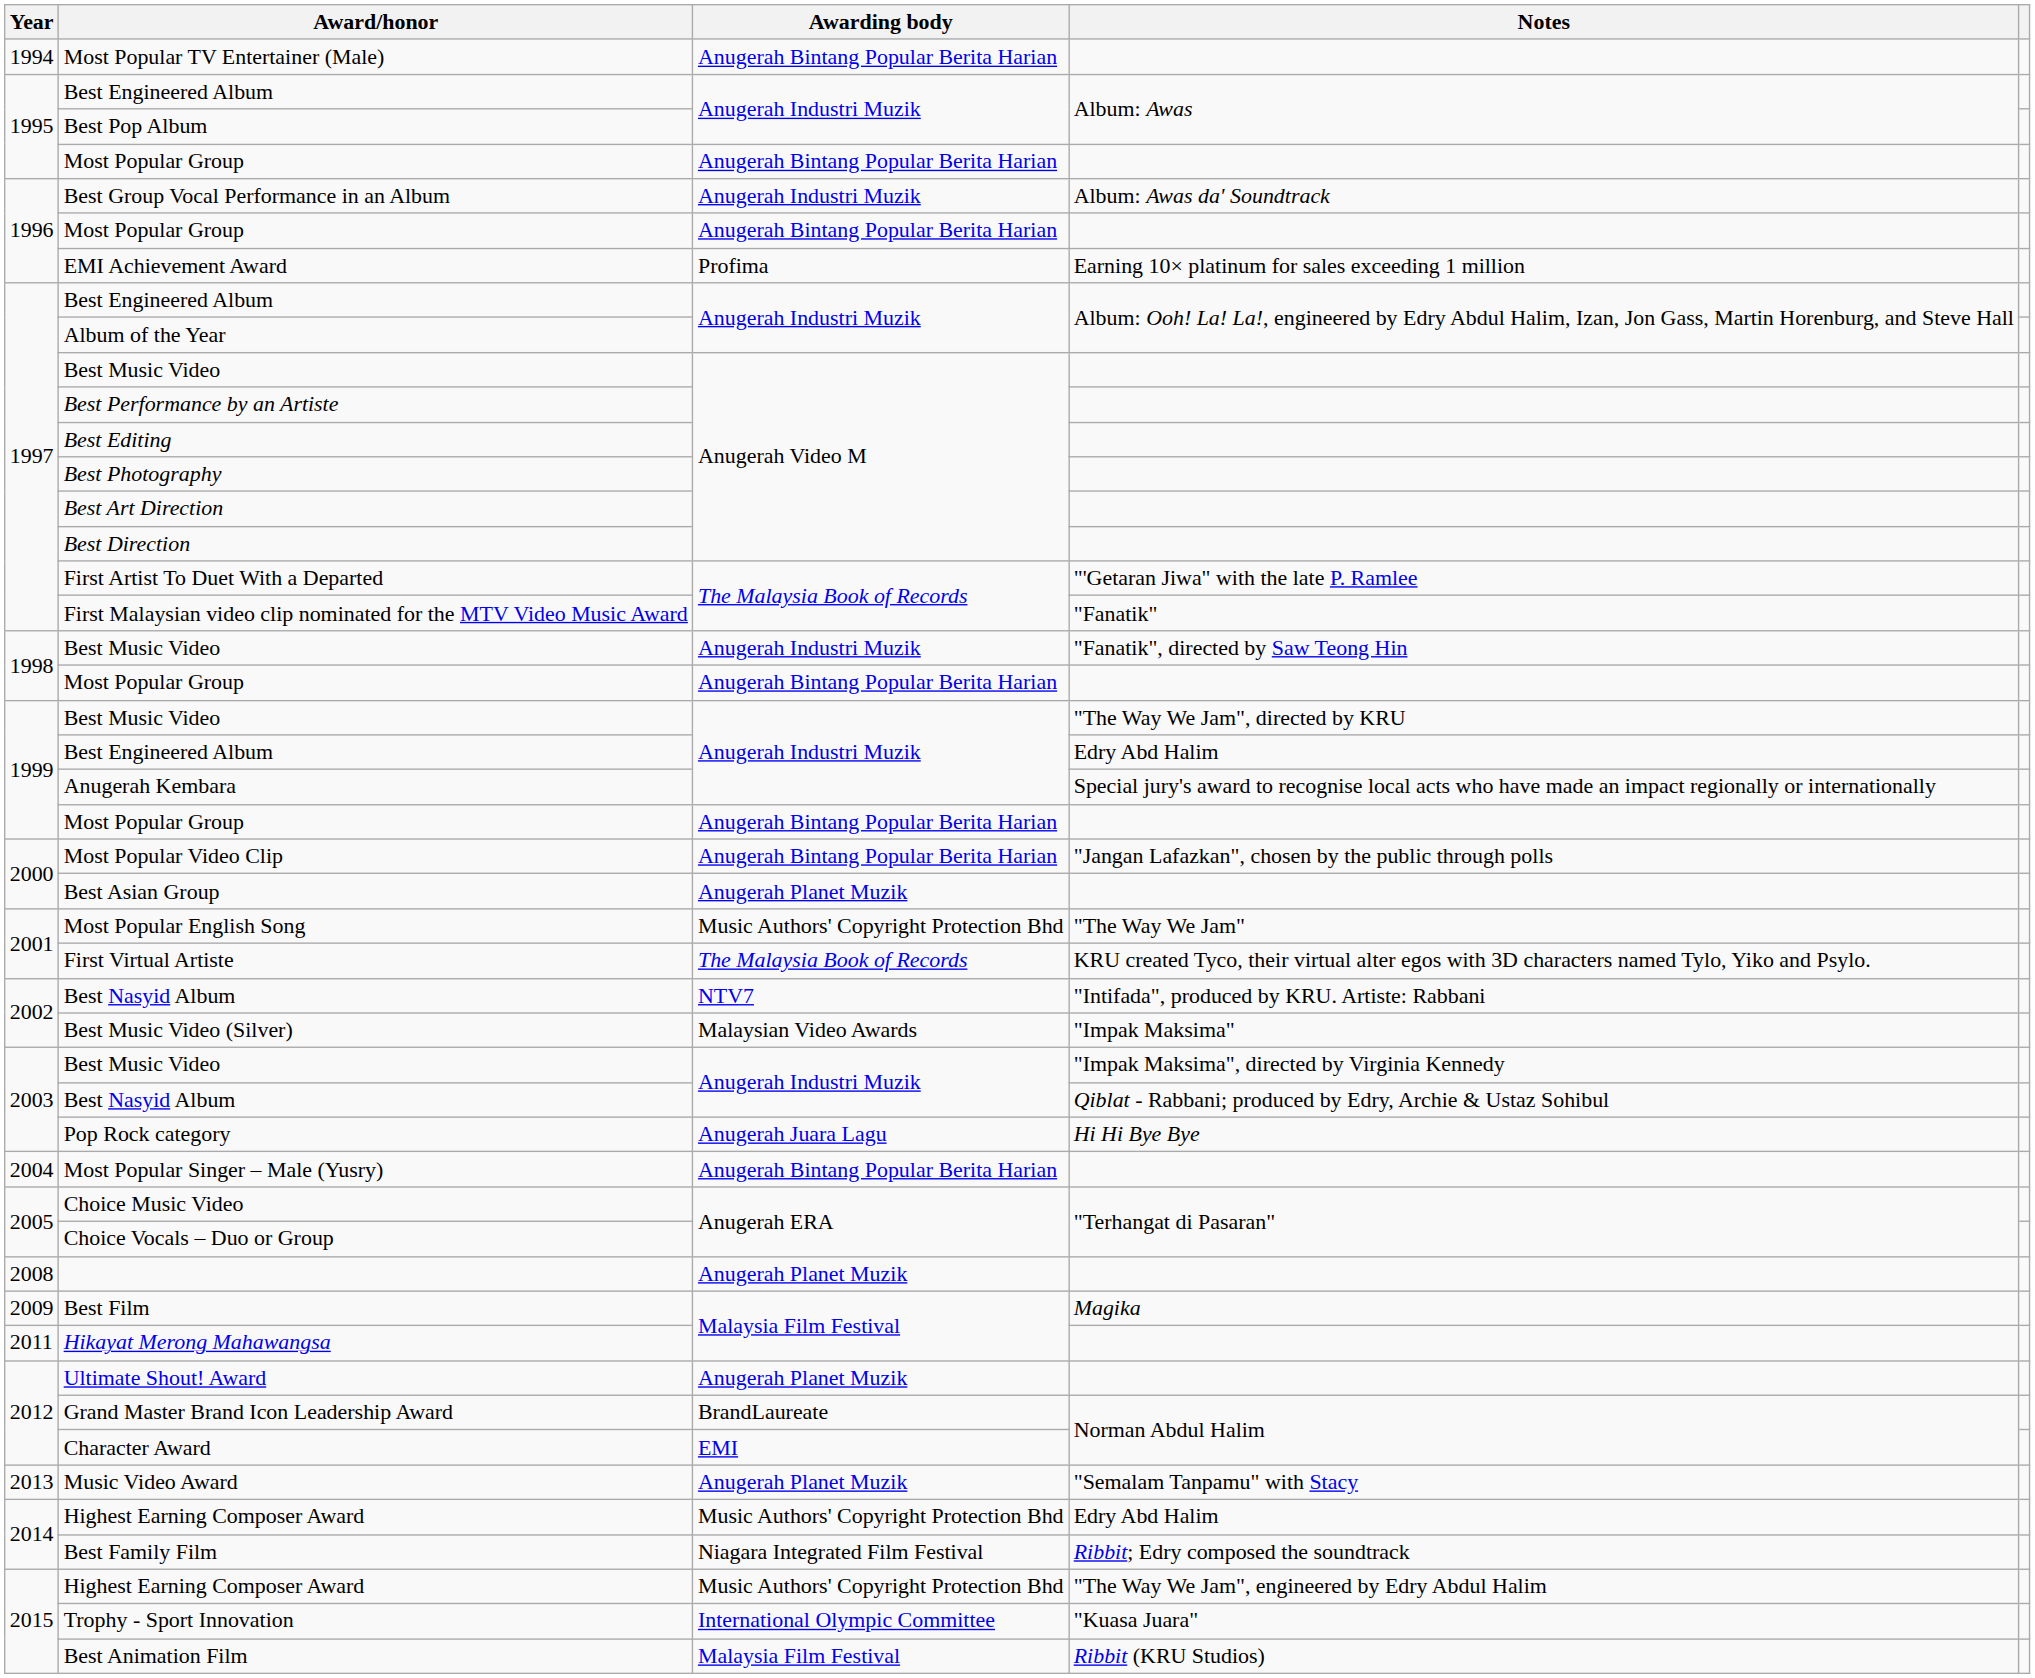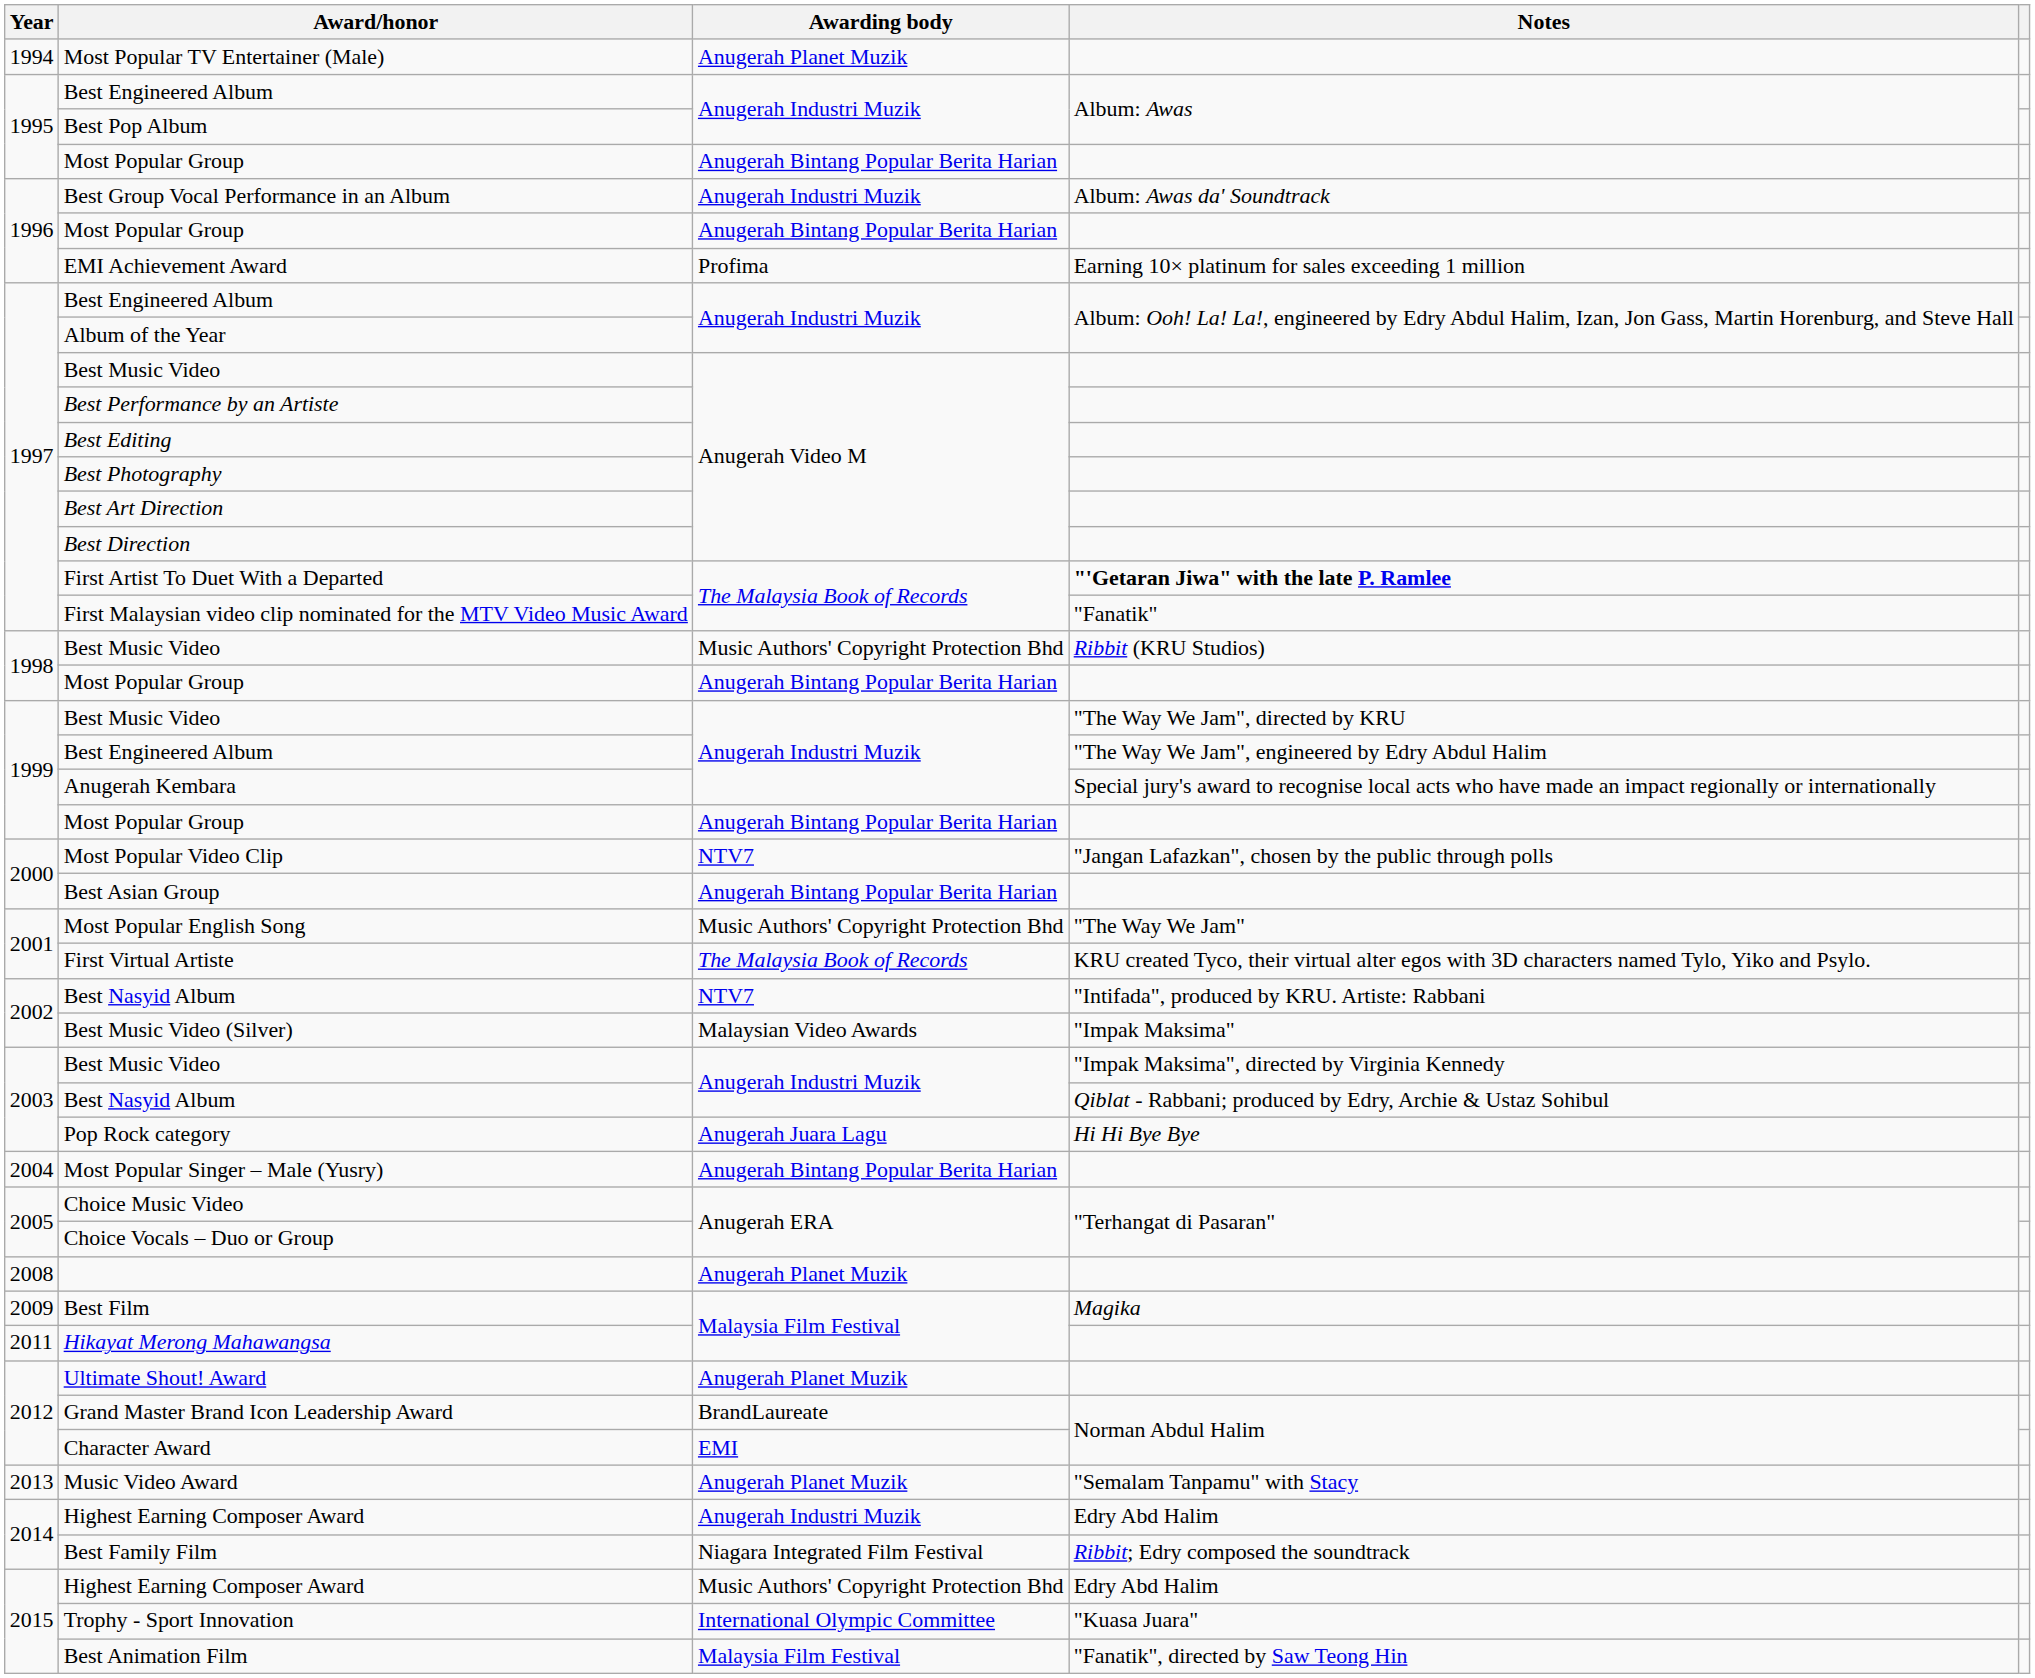(878, 56) Anugerah Bintang Popular Berita Harian -> (803, 56) Anugerah Planet Muzik
(1246, 578) normal -> (1262, 578) bold
(809, 647) Anugerah Industri Muzik -> (881, 647) Music Authors' Copyright Protection Bhd
(1241, 647) "Fanatik", directed by Saw Teong Hin -> (1169, 647) Ribbit (KRU Studios)
(1146, 751) Edry Abd Halim -> (1310, 751) "The Way We Jam", engineered by Edry Abdul Halim
(878, 856) Anugerah Bintang Popular Berita Harian -> (726, 856) NTV7
(803, 890) Anugerah Planet Muzik -> (878, 890) Anugerah Bintang Popular Berita Harian
(881, 1516) Music Authors' Copyright Protection Bhd -> (809, 1516) Anugerah Industri Muzik
(1310, 1586) "The Way We Jam", engineered by Edry Abdul Halim -> (1146, 1586) Edry Abd Halim
(1169, 1655) Ribbit (KRU Studios) -> (1241, 1655) "Fanatik", directed by Saw Teong Hin
